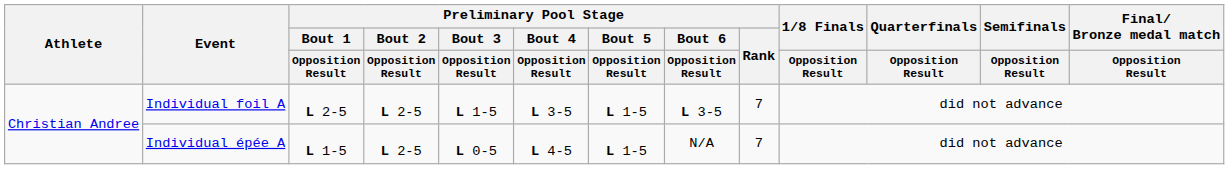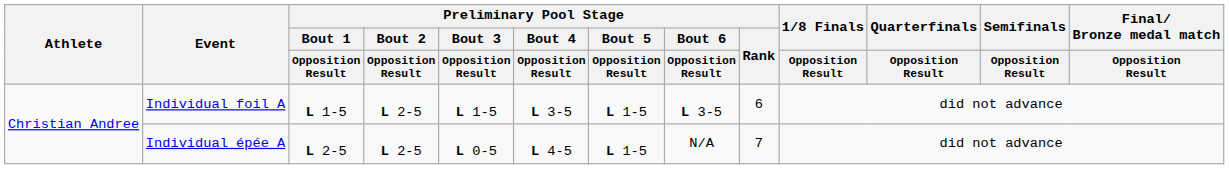(326, 112) L 2-5 -> (326, 112) L 1-5
(759, 104) 7 -> (759, 104) 6
(326, 152) L 1-5 -> (326, 152) L 2-5
